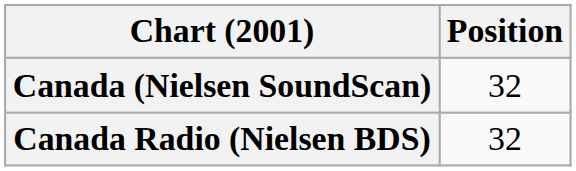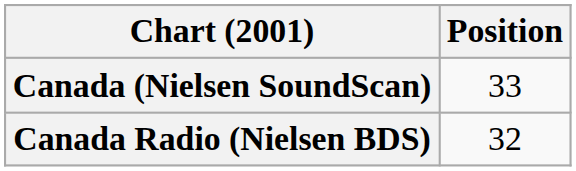(505, 84) 32 -> (505, 84) 33
